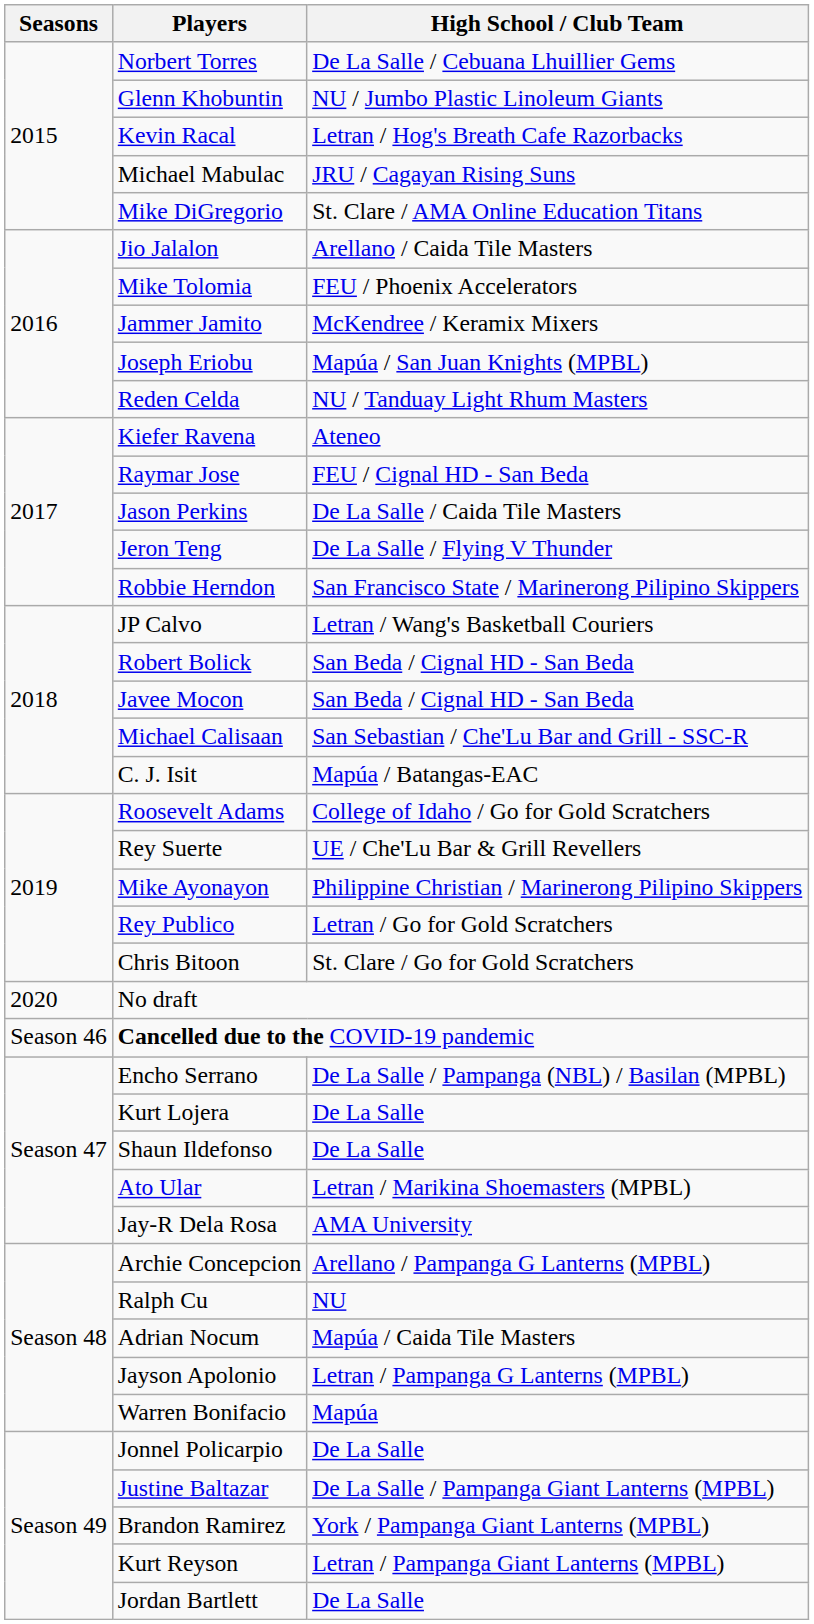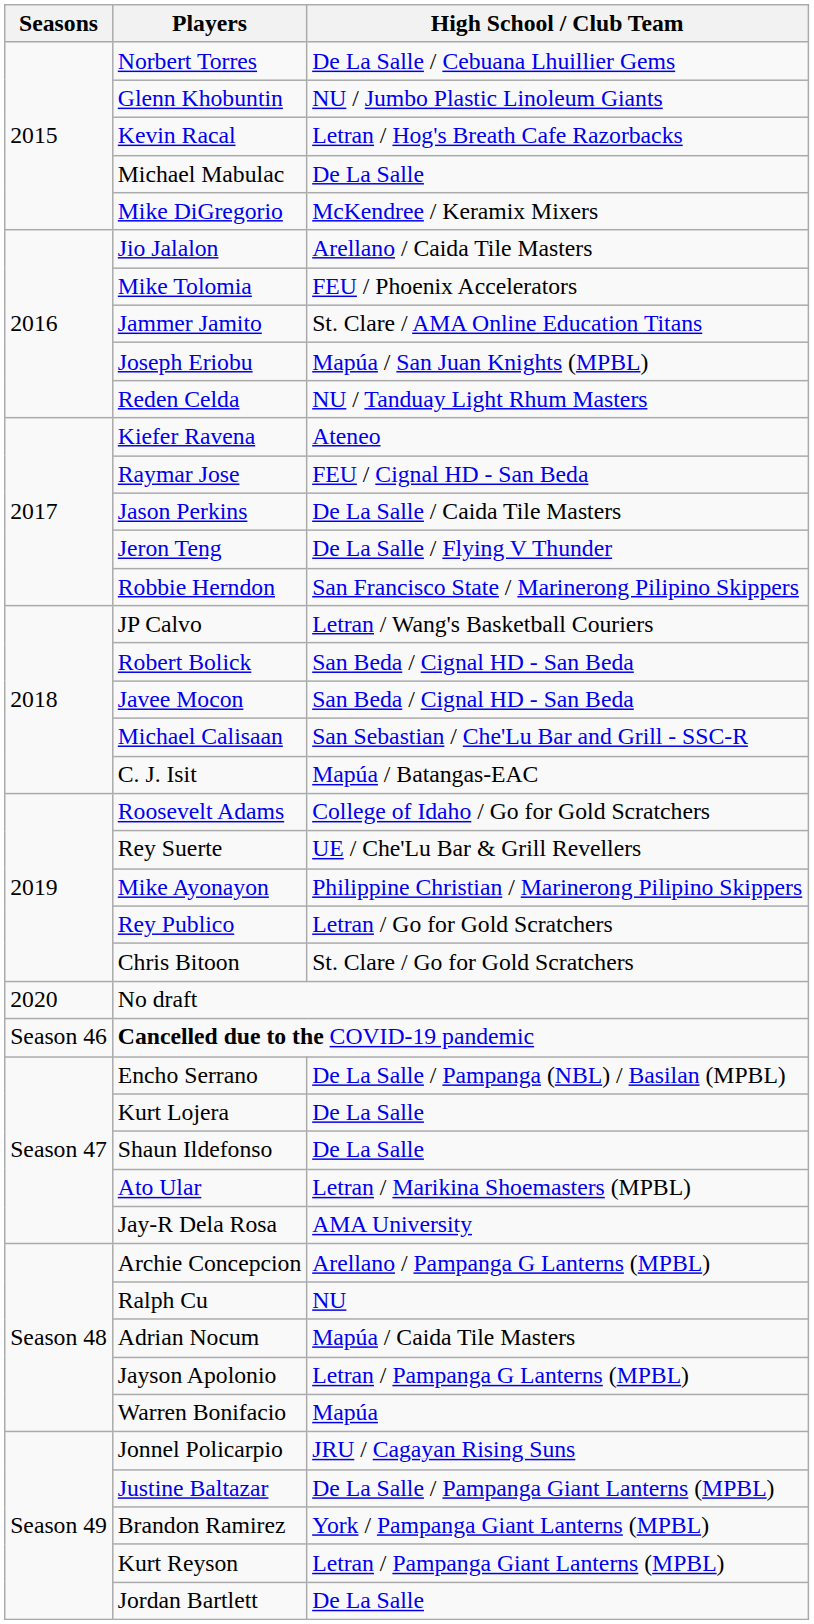(444, 173) JRU / Cagayan Rising Suns -> (368, 173) De La Salle
(507, 211) St. Clare / AMA Online Education Titans -> (455, 211) McKendree / Keramix Mixers
(455, 323) McKendree / Keramix Mixers -> (507, 323) St. Clare / AMA Online Education Titans
(368, 1450) De La Salle -> (444, 1450) JRU / Cagayan Rising Suns
